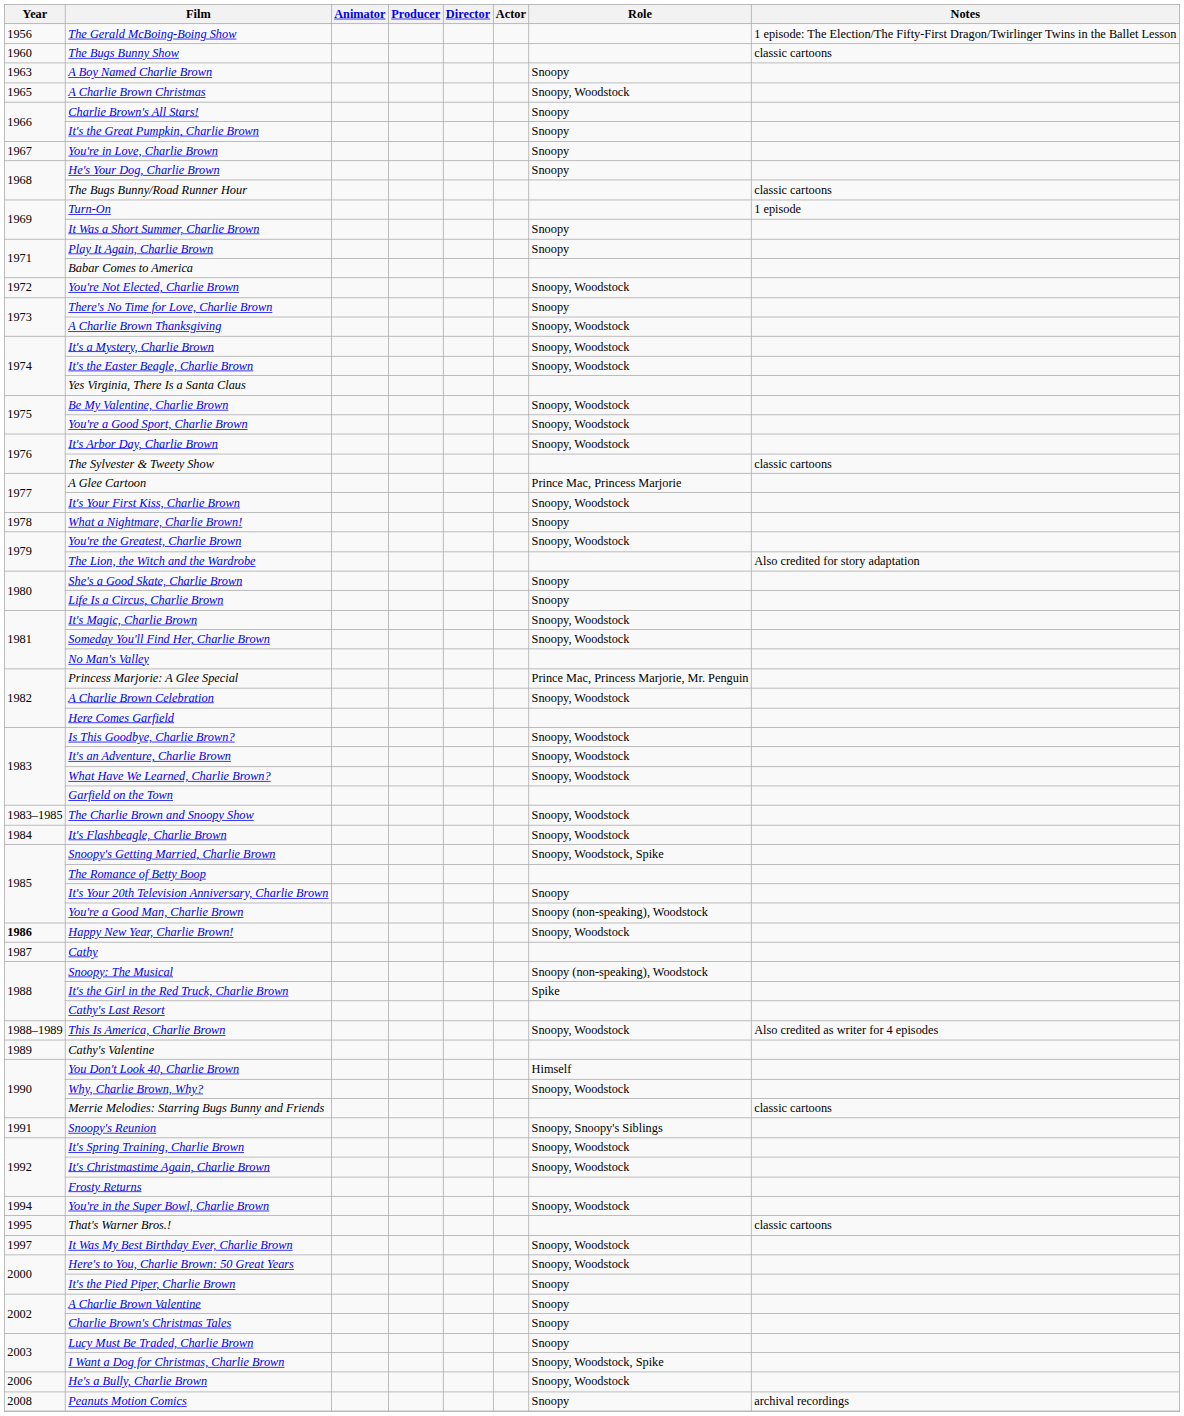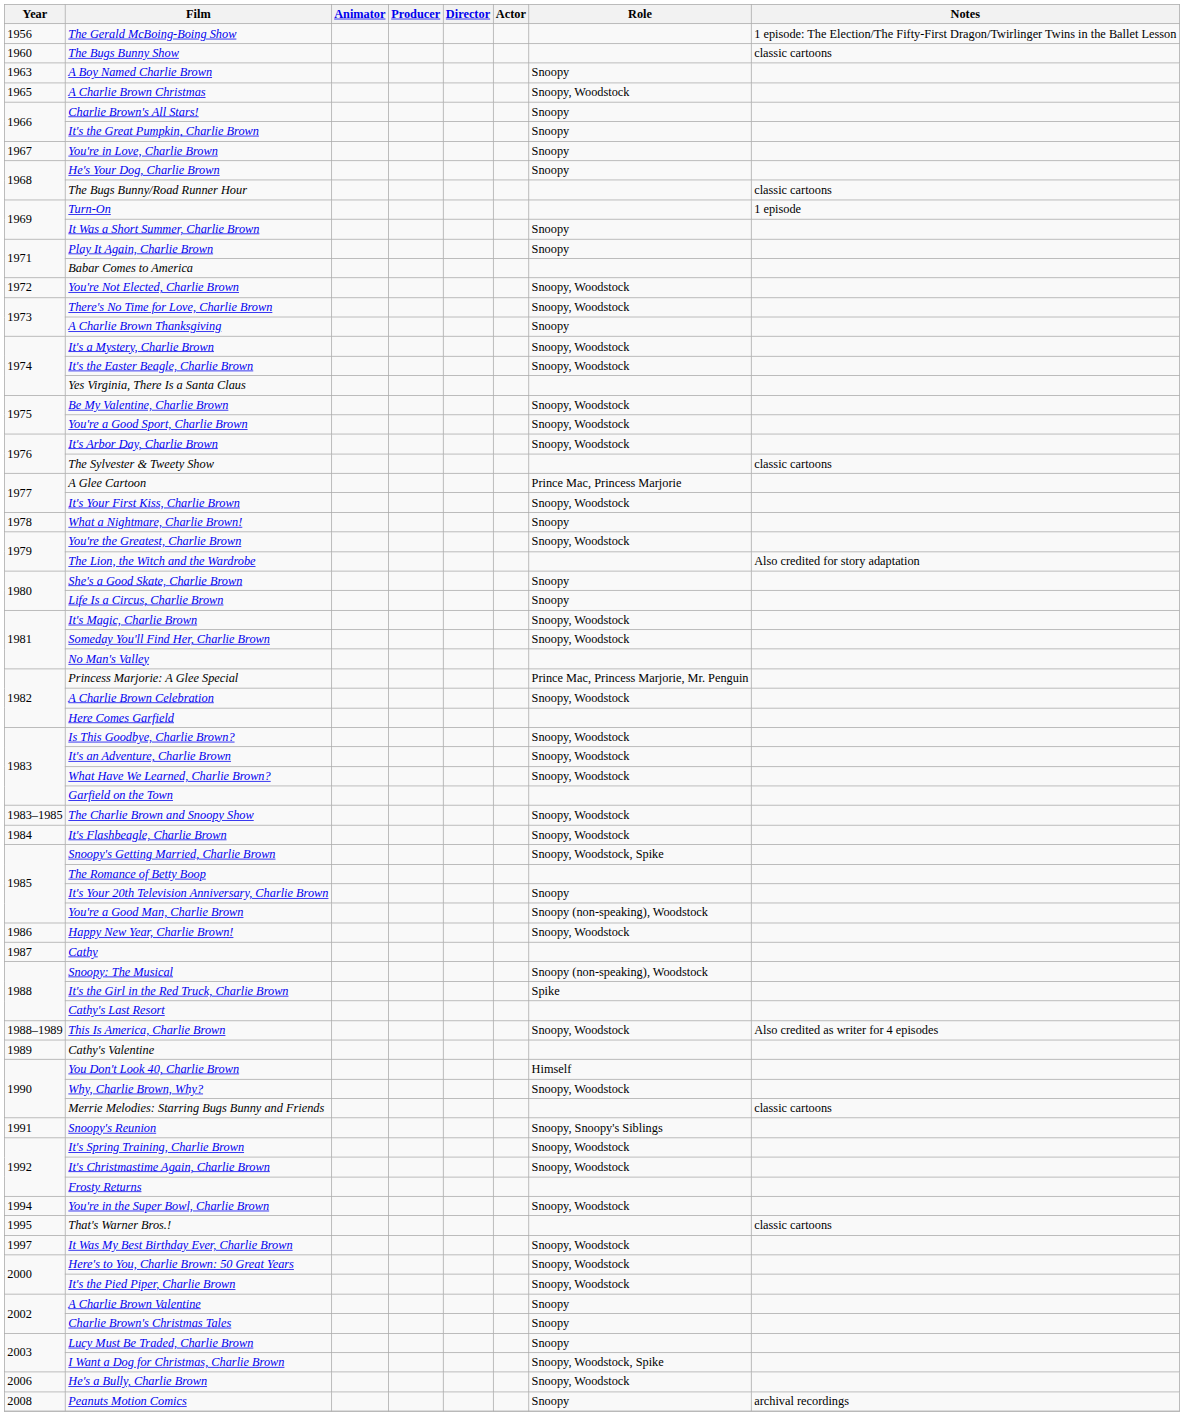(550, 307) Snoopy -> (581, 307) Snoopy, Woodstock
(581, 326) Snoopy, Woodstock -> (550, 326) Snoopy
(20, 932) bold -> (20, 932) normal
(550, 1284) Snoopy -> (581, 1284) Snoopy, Woodstock
